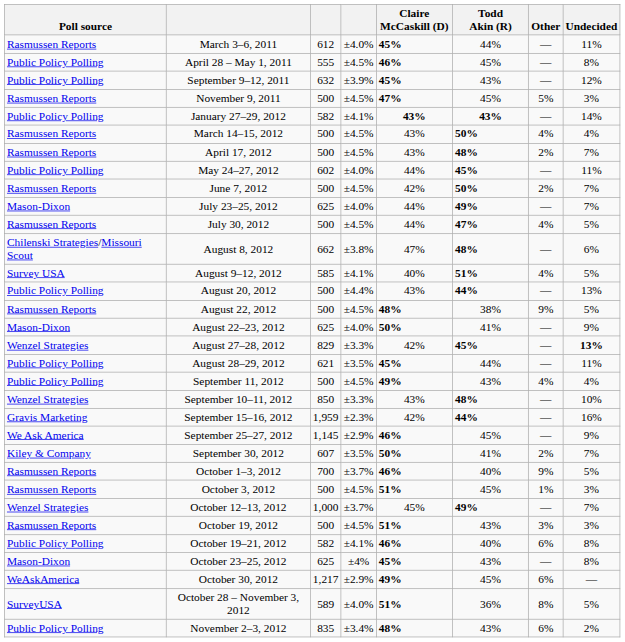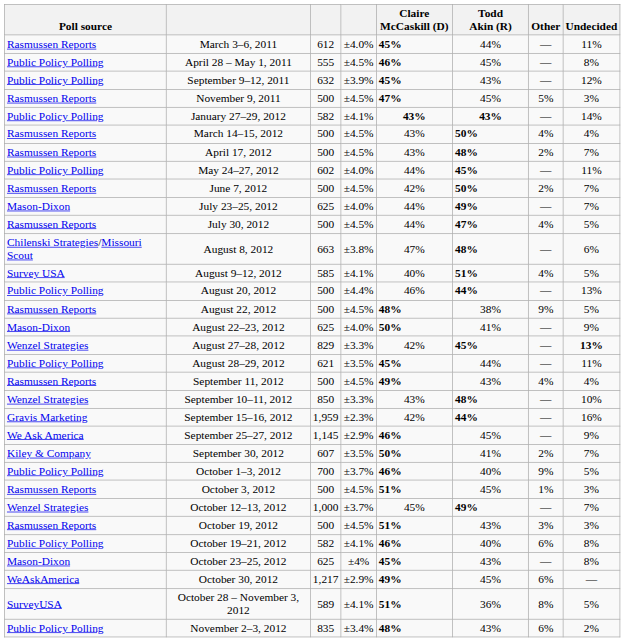(326, 248) 662 -> (326, 248) 663
(414, 291) 43% -> (414, 291) 46%
(55, 381) Public Policy Polling -> (52, 381) Rasmussen Reports
(52, 471) Rasmussen Reports -> (55, 471) Public Policy Polling
(359, 603) ±4.0% -> (359, 603) ±4.1%
